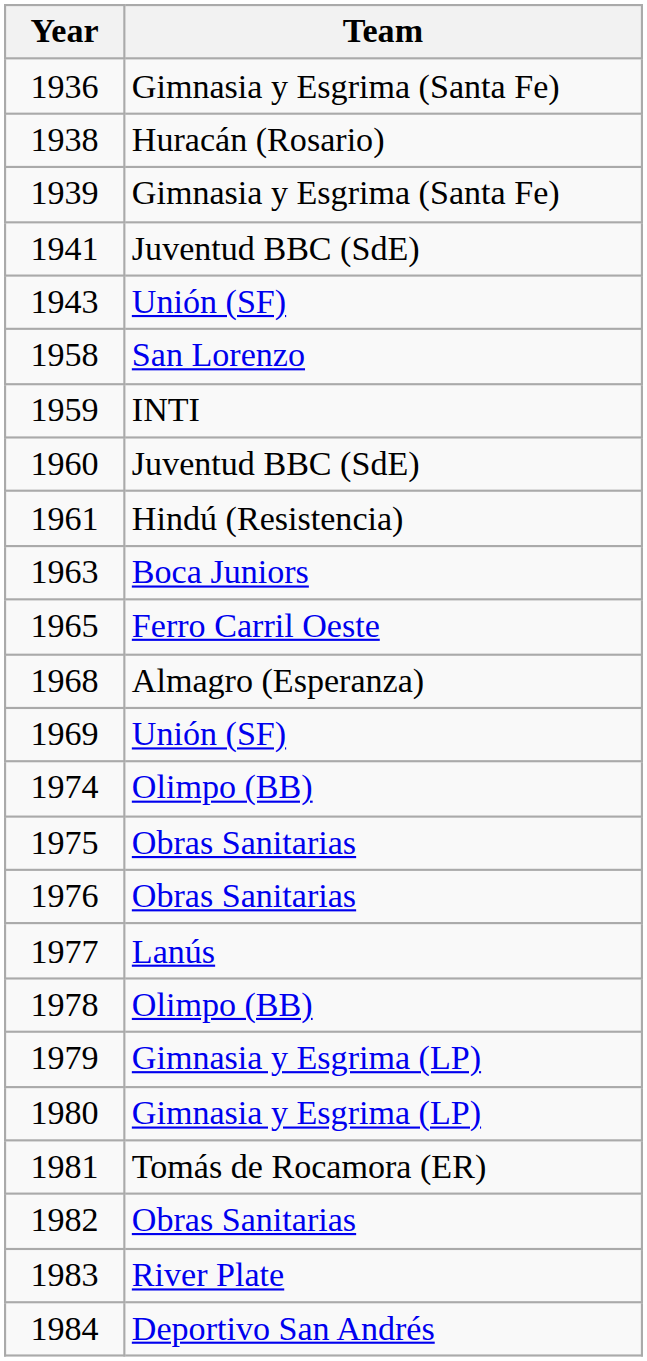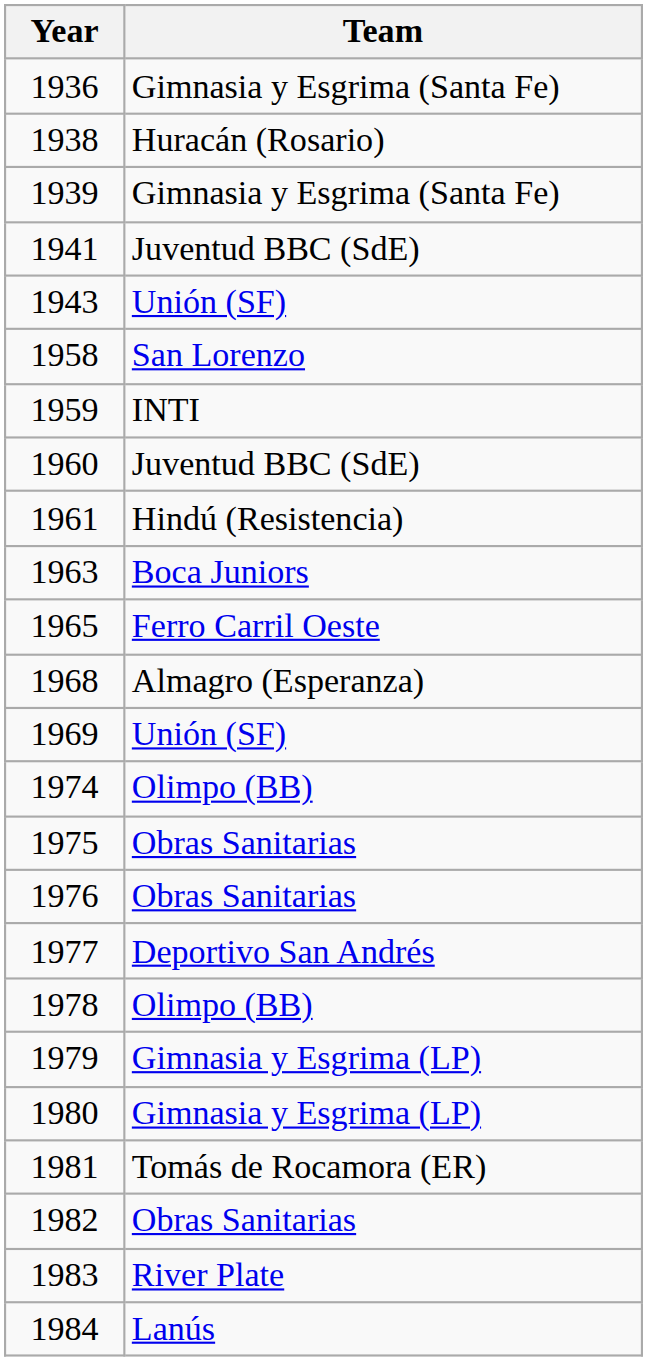(173, 950) Lanús -> (283, 950) Deportivo San Andrés
(283, 1328) Deportivo San Andrés -> (173, 1328) Lanús
